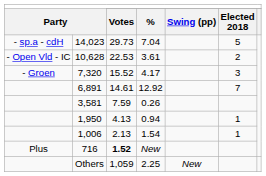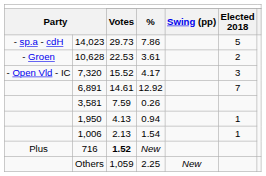(151, 42) 7.04 -> (151, 42) 7.86
(39, 57) - Open Vld - IC -> (39, 57) - Groen
(39, 73) - Groen -> (39, 73) - Open Vld - IC
